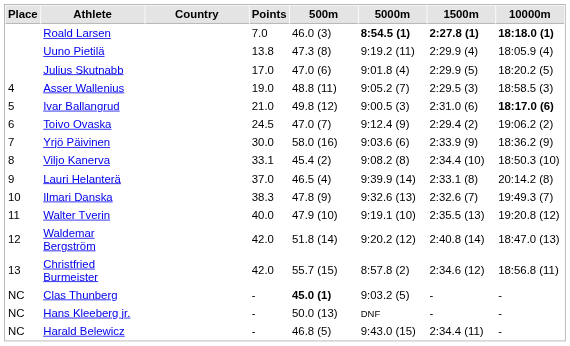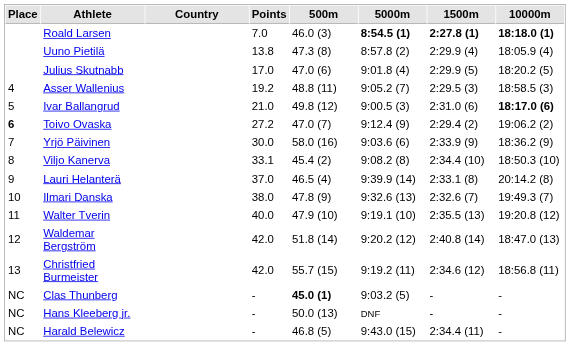(388, 51) 9:19.2 (11) -> (385, 51) 8:57.8 (2)
(263, 88) 19.0 -> (263, 88) 19.2
(11, 124) normal -> (11, 124) bold
(263, 124) 24.5 -> (263, 124) 27.2
(263, 197) 38.3 -> (263, 197) 38.0
(385, 270) 8:57.8 (2) -> (388, 270) 9:19.2 (11)
